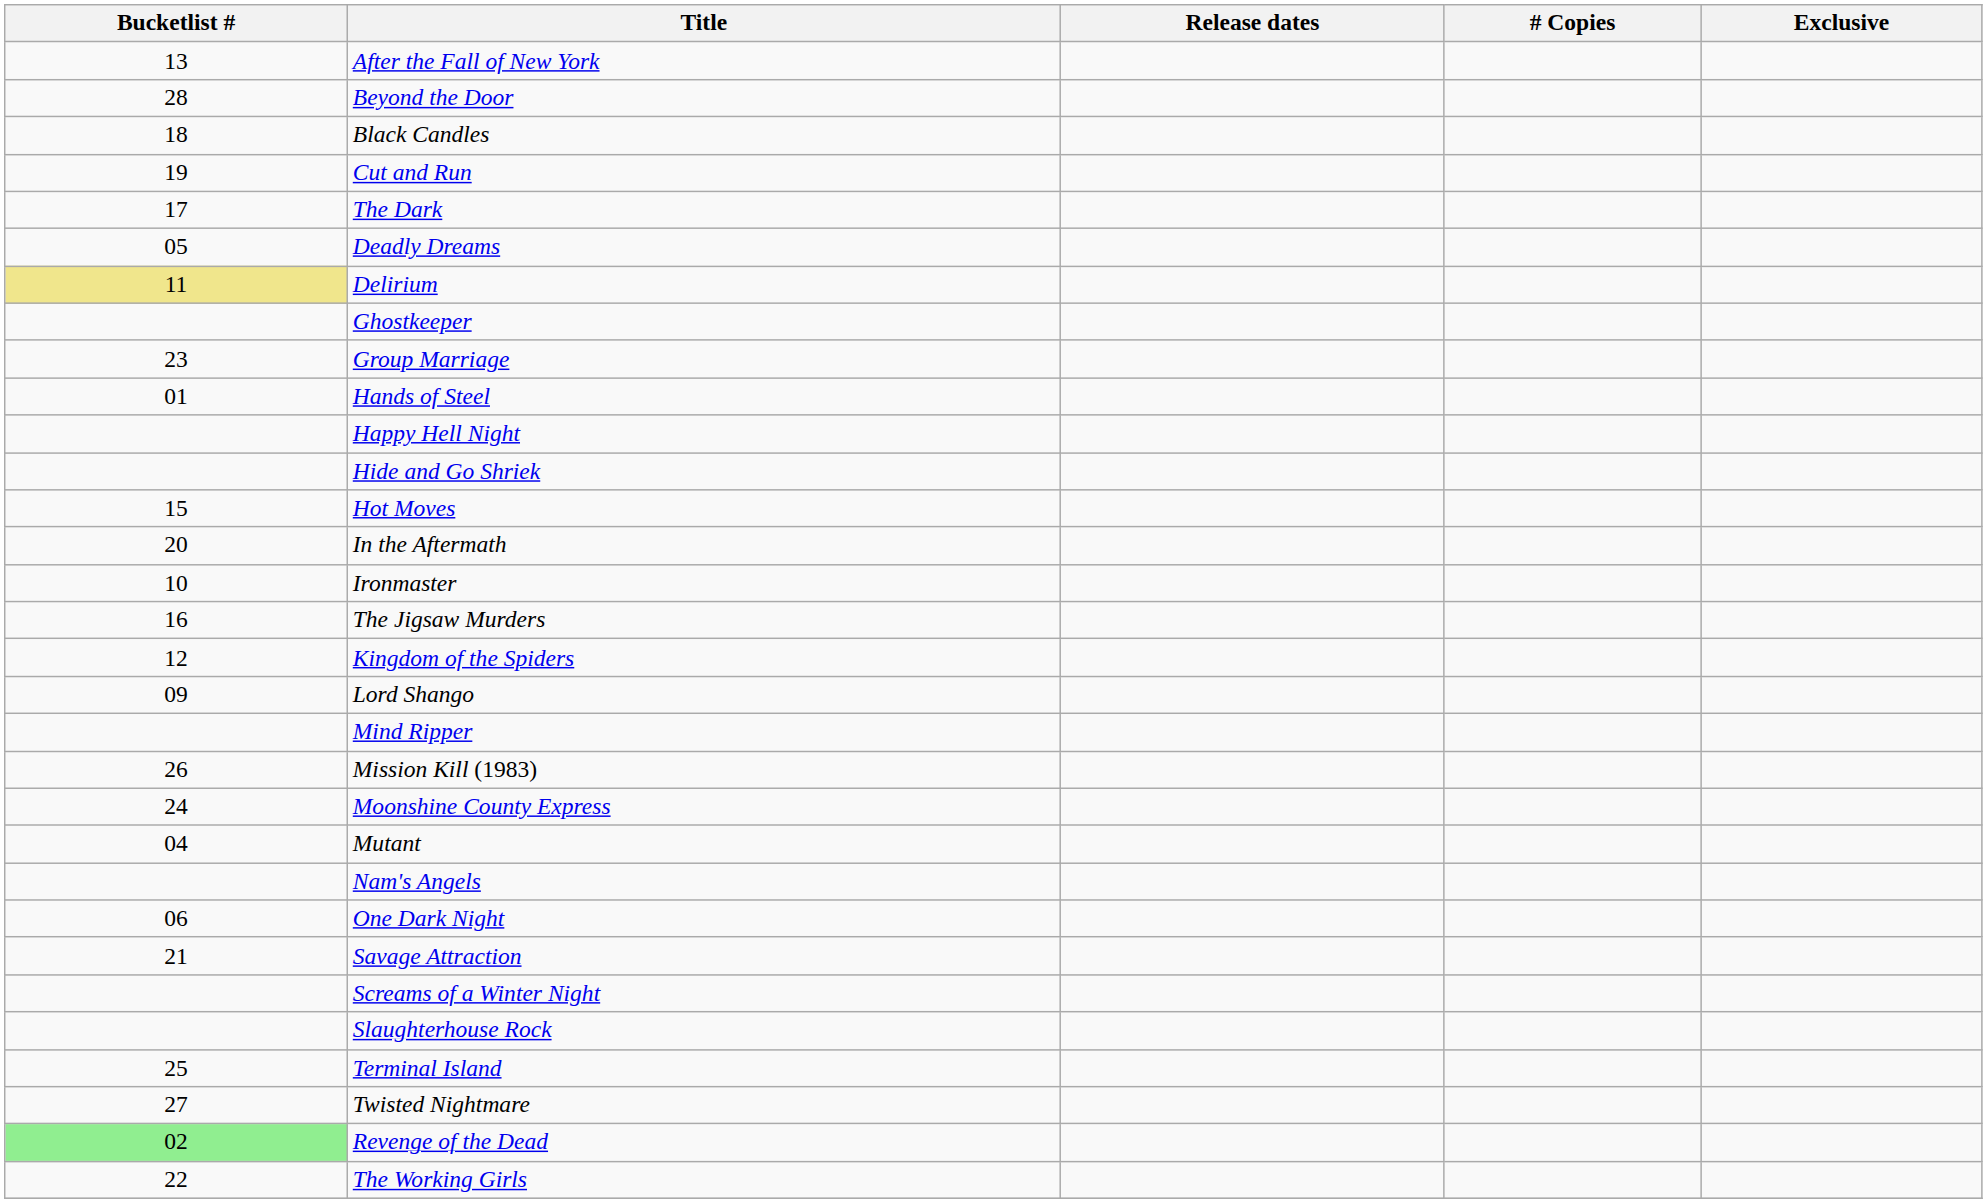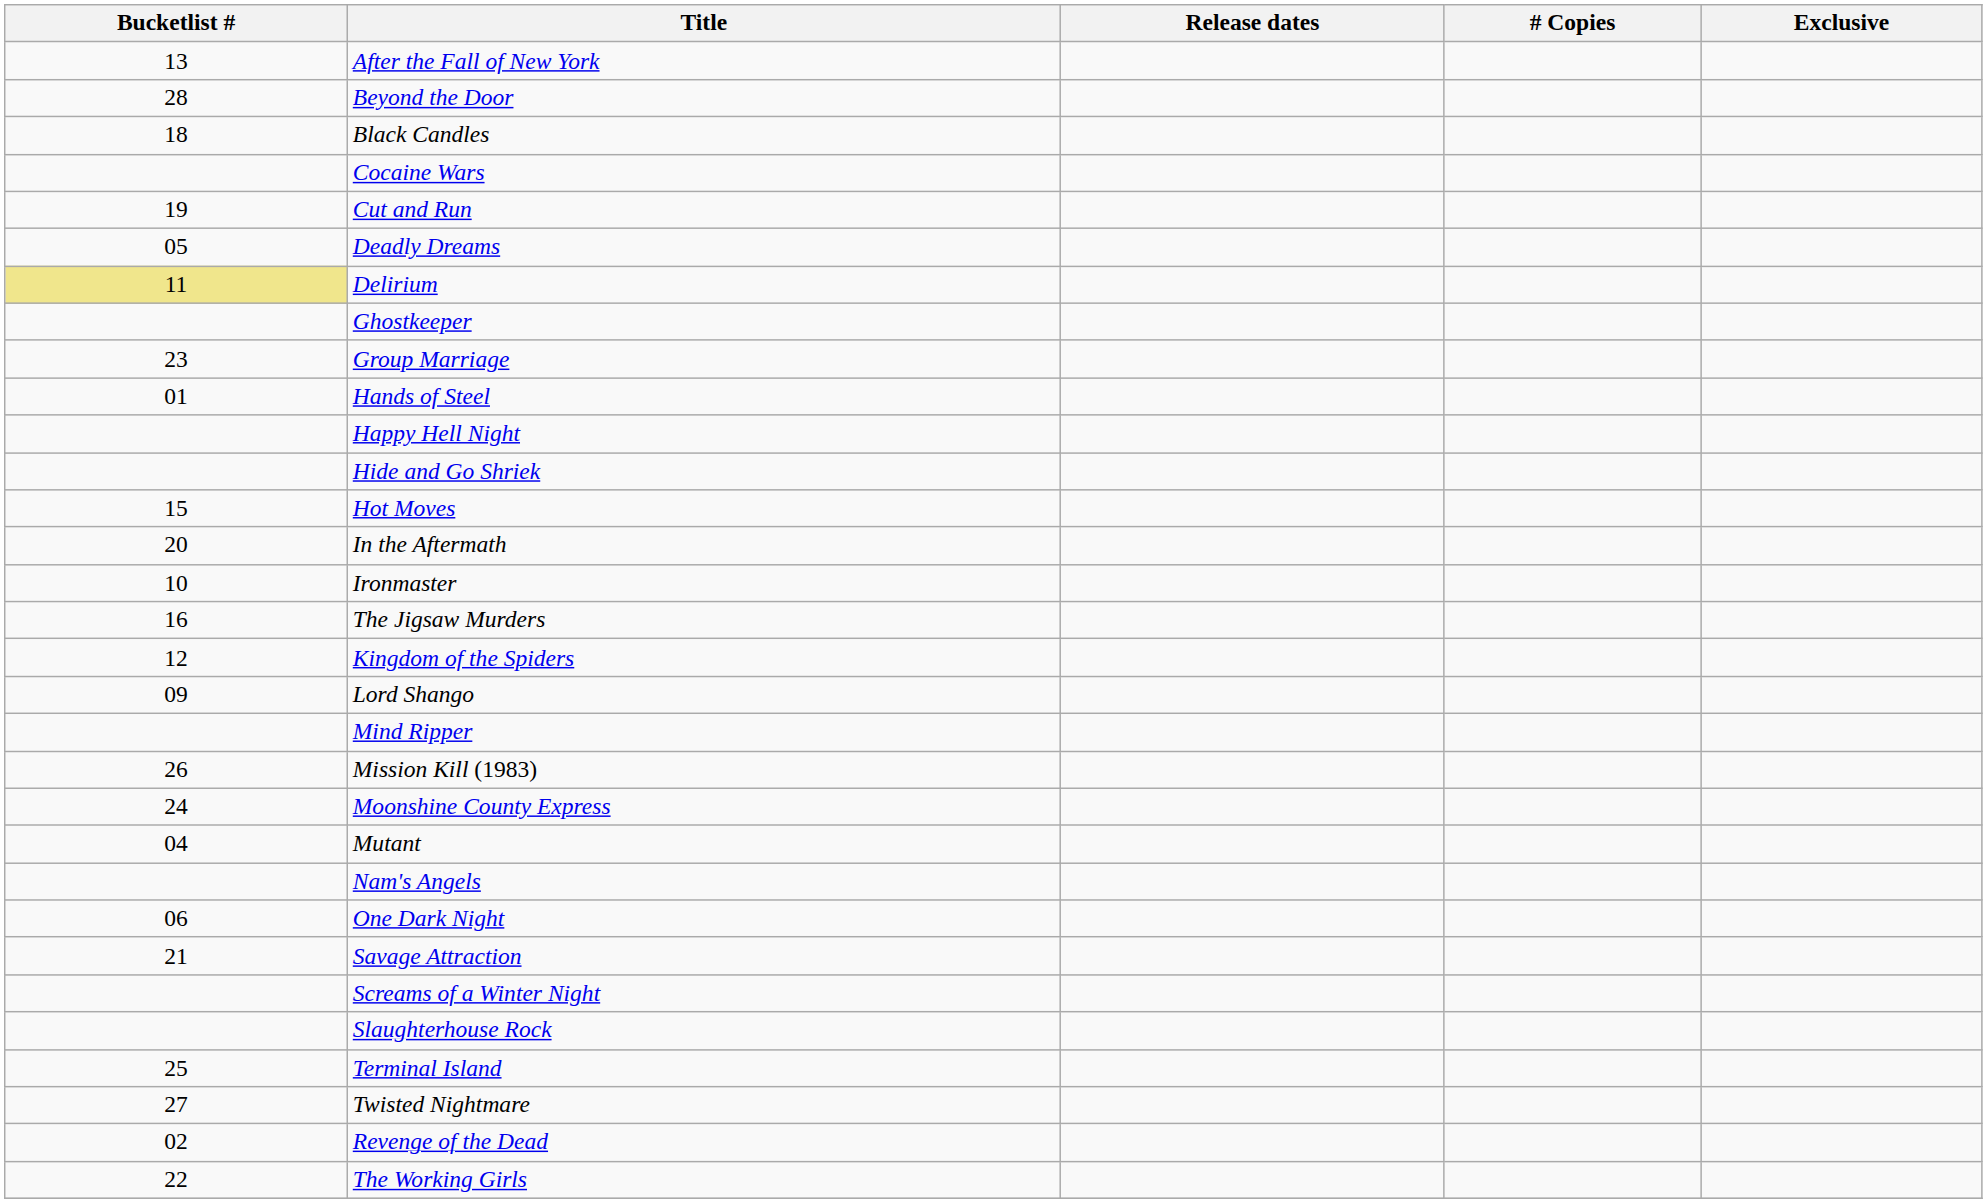+ row: (419, 172)
- row: (398, 209)
(176, 1142) lightgreen background -> (176, 1142) no background
